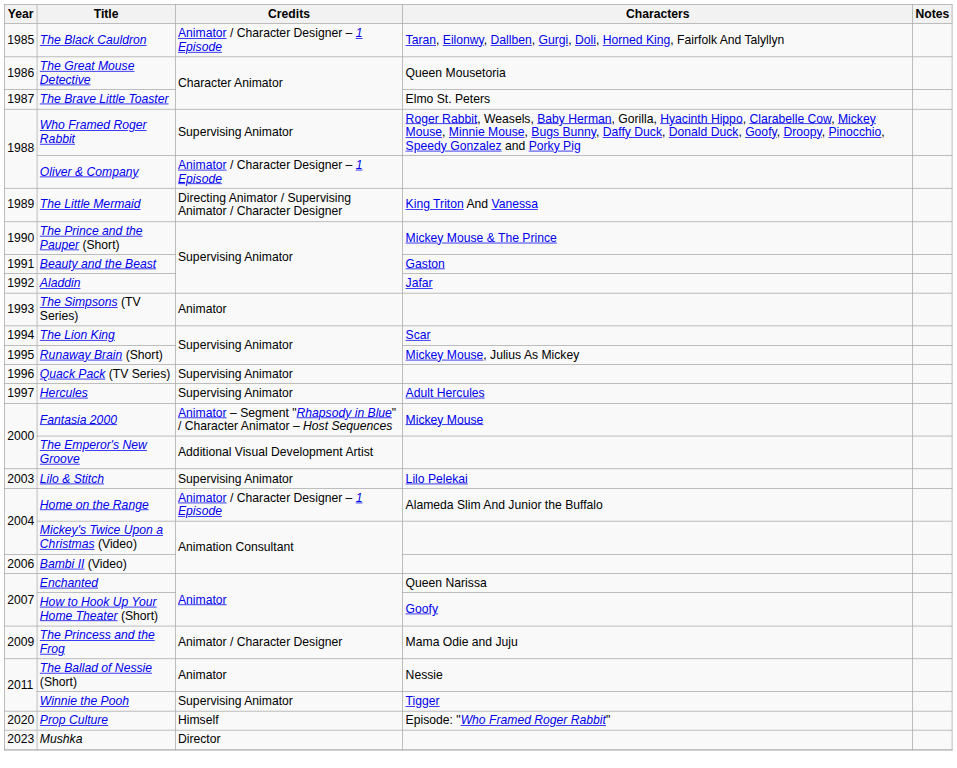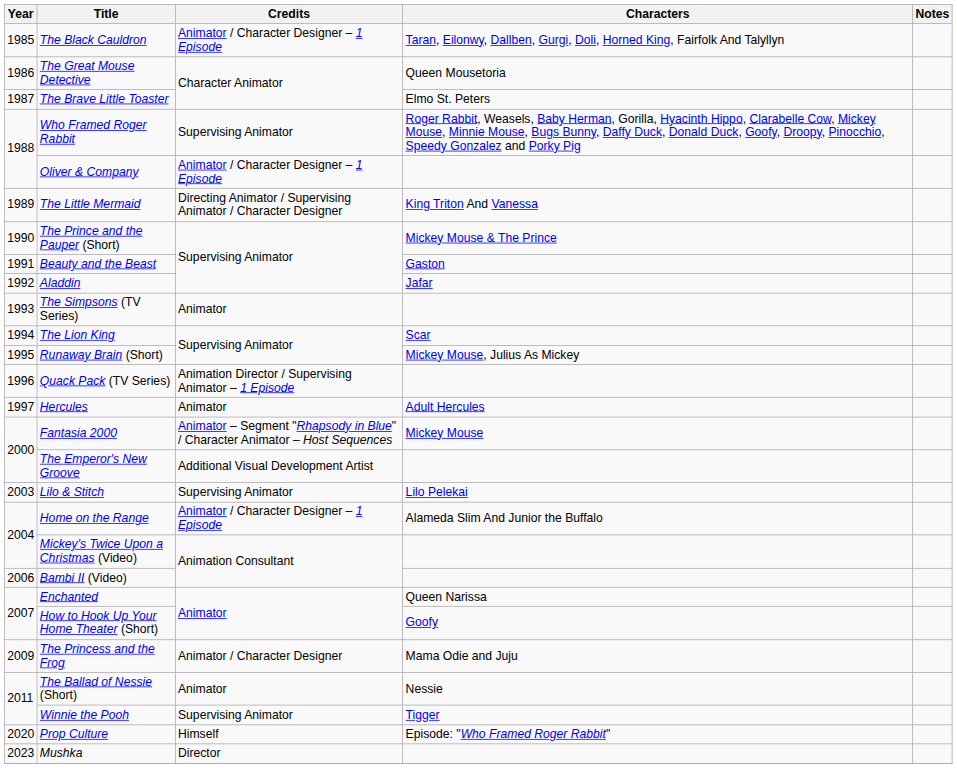(235, 374) Supervising Animator -> (265, 381) Animation Director / Supervising Animator – 1 Episode
(235, 393) Supervising Animator -> (202, 407) Animator
